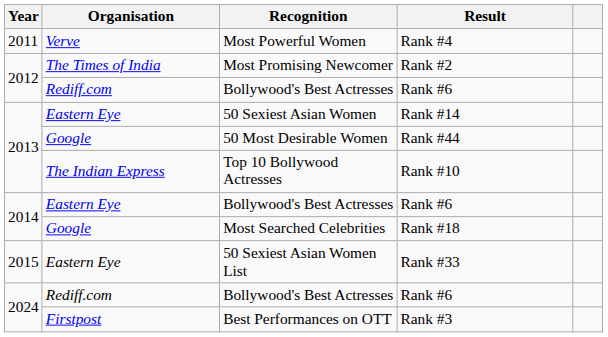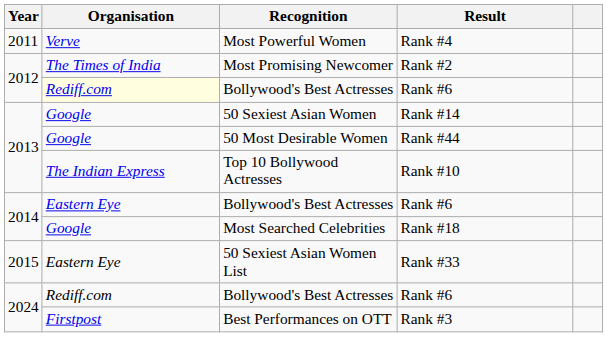(79, 89) no background -> (79, 89) lightyellow background
(83, 114) Eastern Eye -> (68, 114) Google
